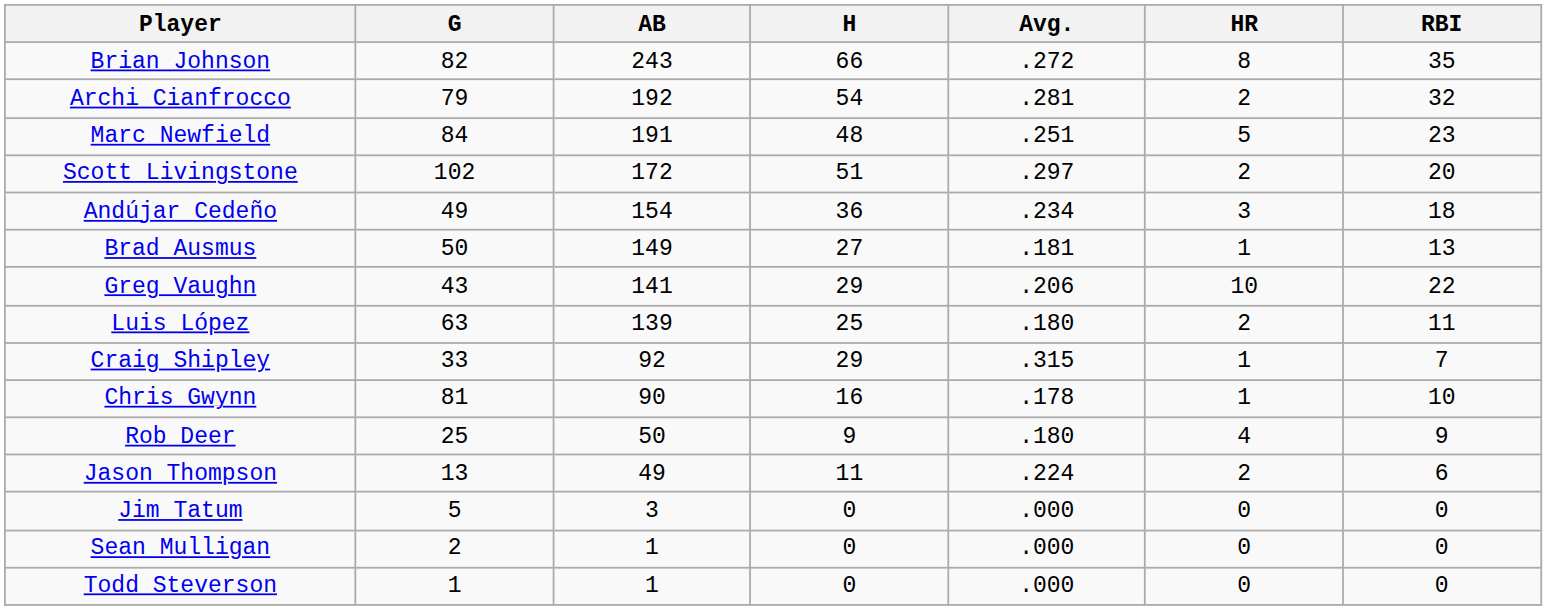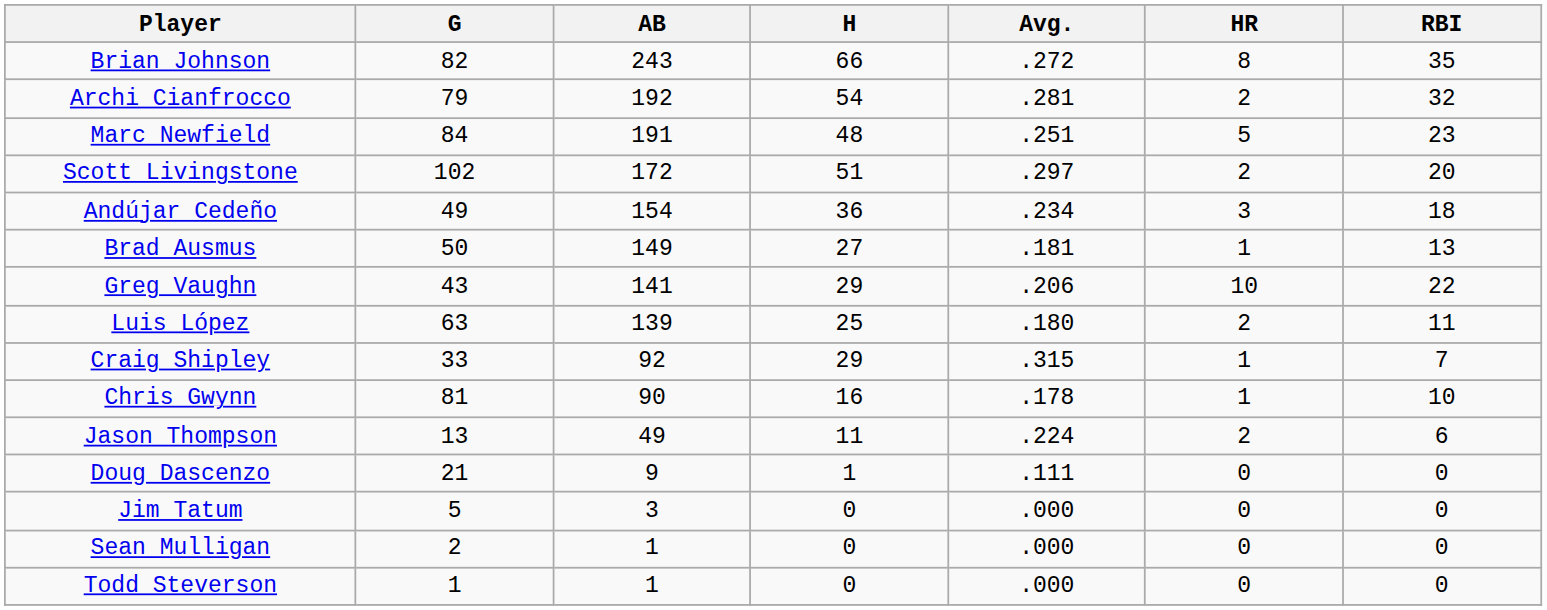- row: (180, 436)
+ row: (180, 474)
